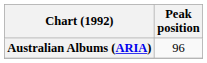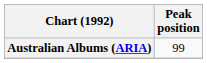(178, 48) 96 -> (178, 48) 99
